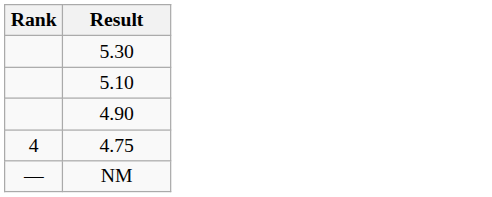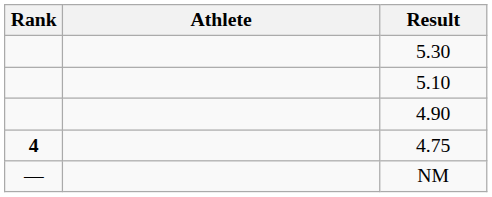+ column: (221, 20)
(34, 144) normal -> (34, 144) bold
